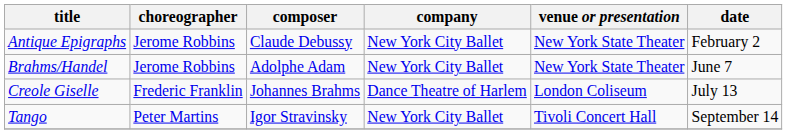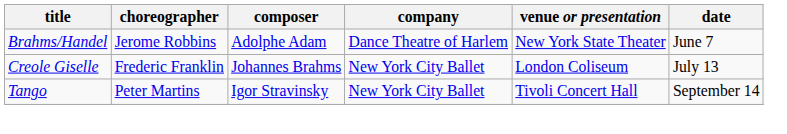- row: (67, 41)
(435, 66) New York City Ballet -> (428, 41) Dance Theatre of Harlem
(447, 91) Dance Theatre of Harlem -> (417, 66) New York City Ballet
